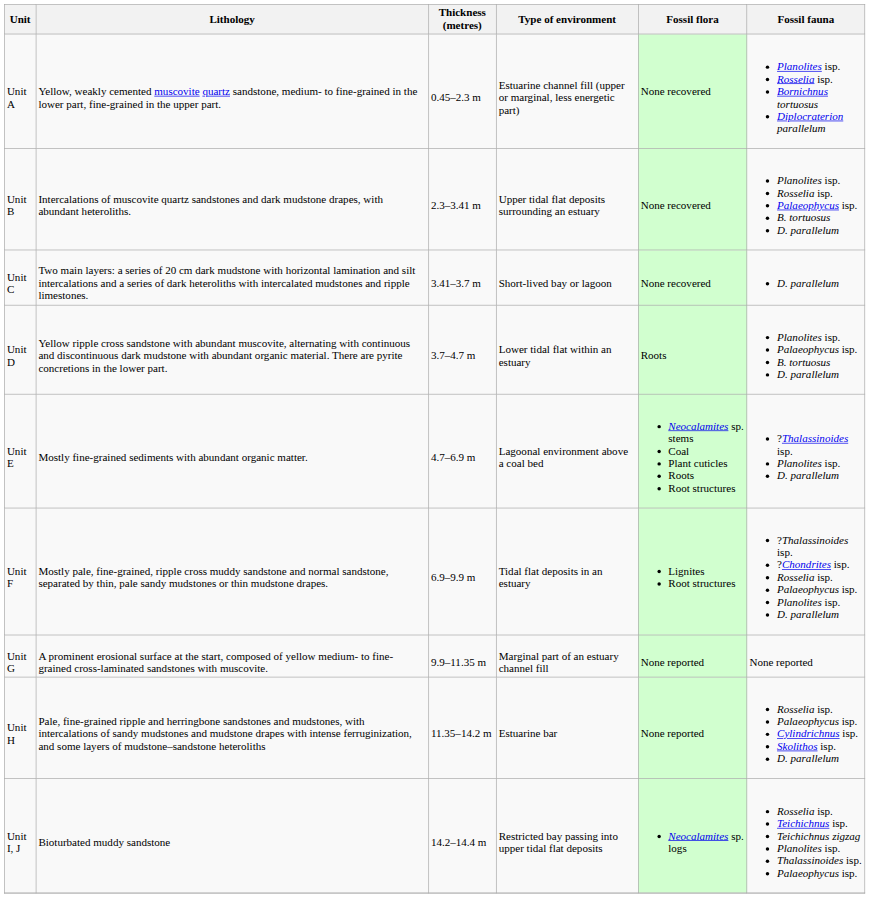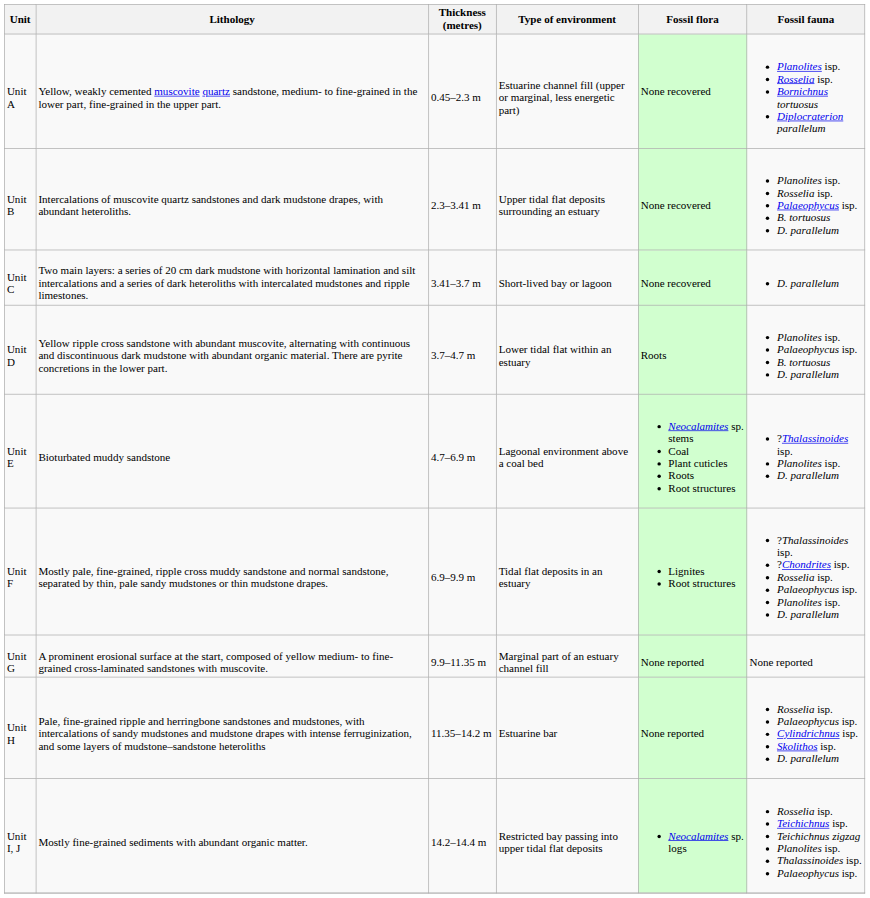(173, 457) Mostly fine-grained sediments with abundant organic matter. -> (104, 457) Bioturbated muddy sandstone
(104, 842) Bioturbated muddy sandstone -> (173, 842) Mostly fine-grained sediments with abundant organic matter.
